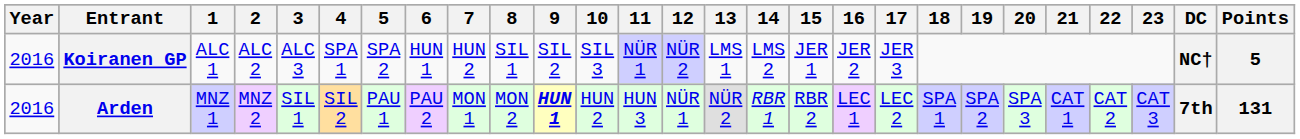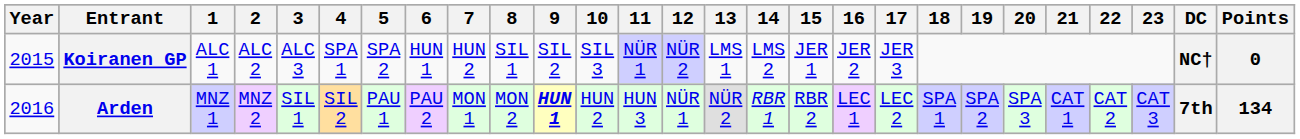(32, 59) 2016 -> (32, 59) 2015
(1255, 59) 5 -> (1255, 59) 0
(1255, 109) 131 -> (1255, 109) 134
